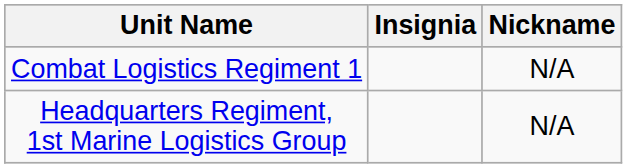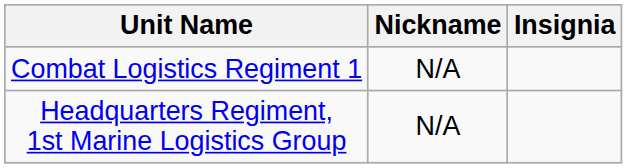columns swapped: (425, 25) <-> (552, 25)
